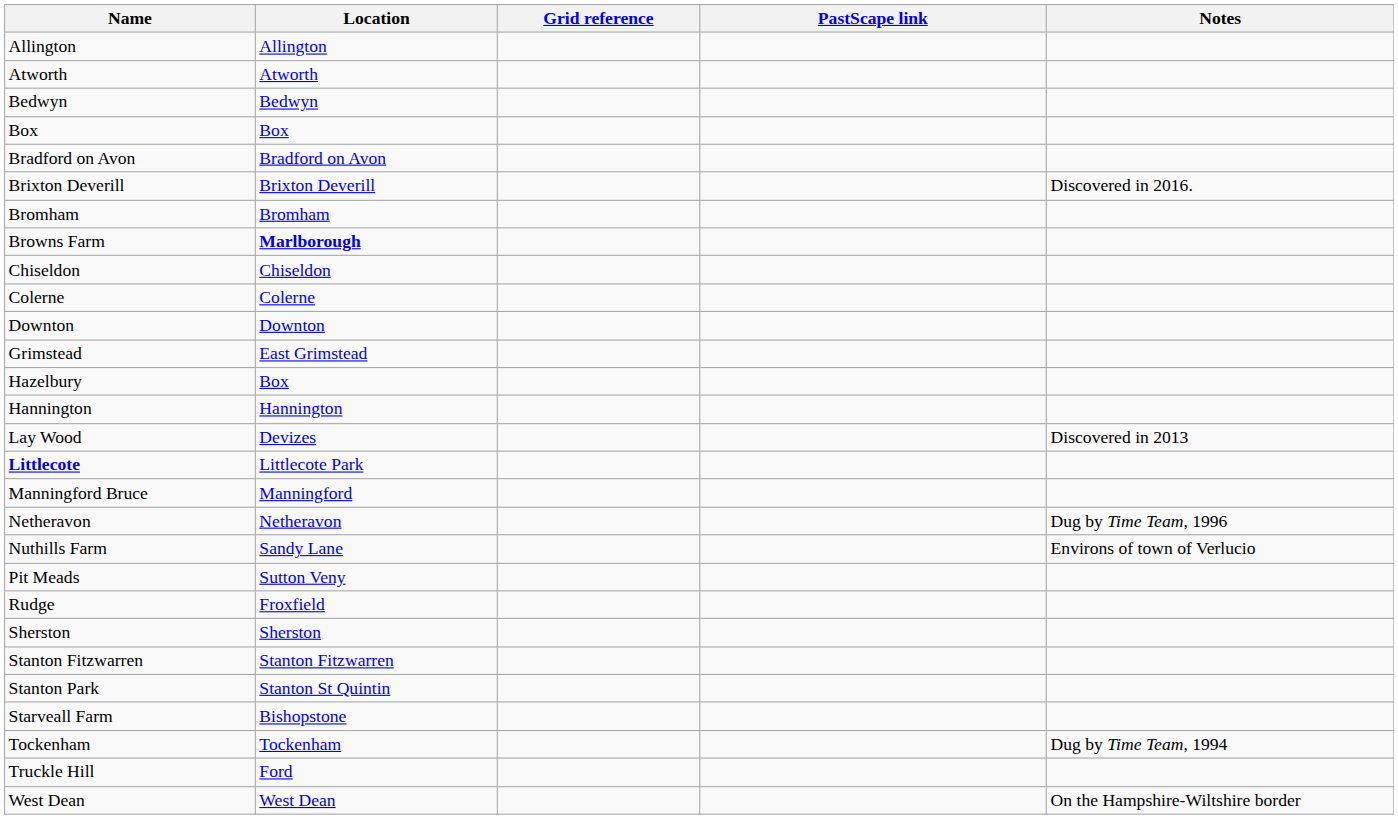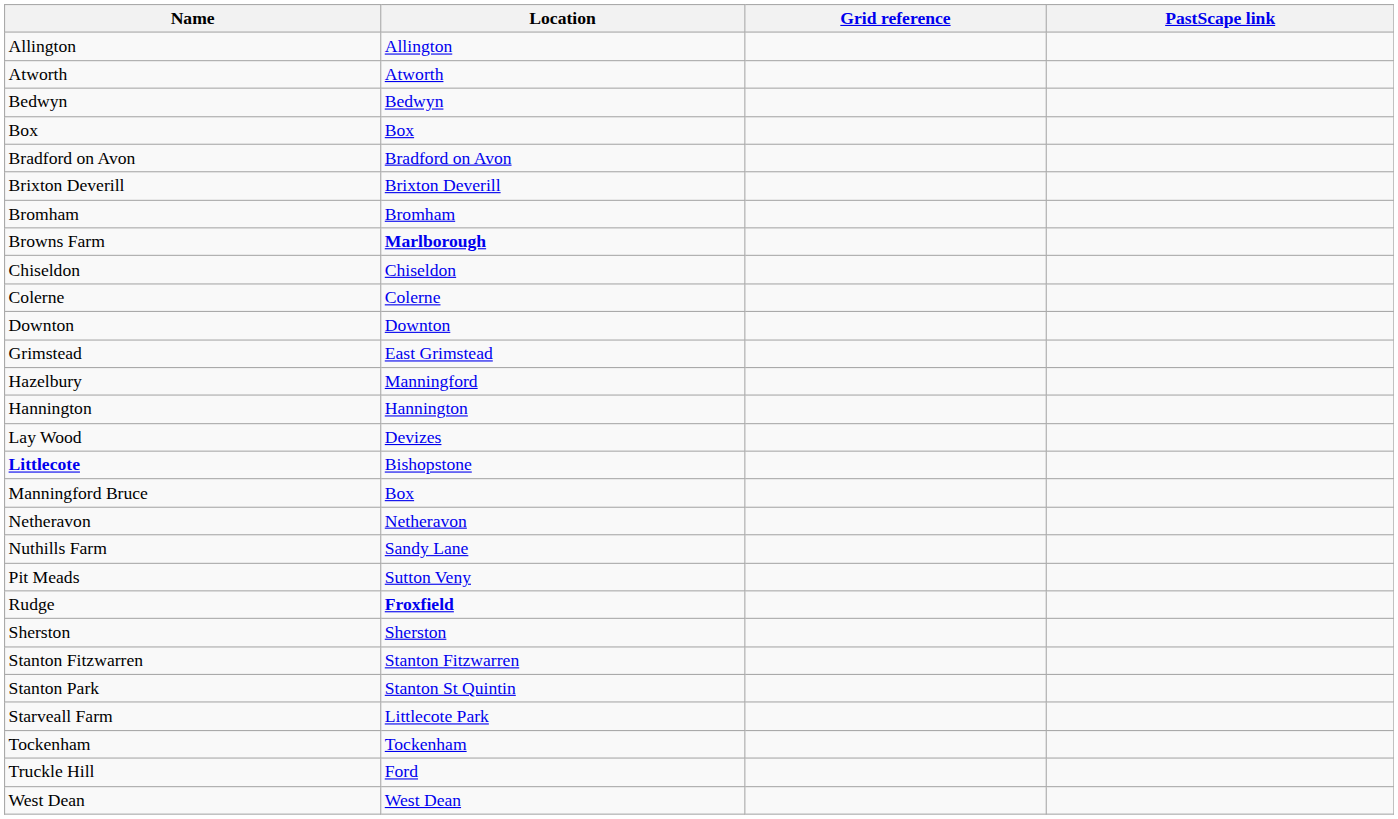- column: (1220, 18)
(274, 381) Box -> (431, 381) Manningford
(311, 465) Littlecote Park -> (428, 465) Bishopstone
(306, 492) Manningford -> (399, 492) Box
(292, 604) normal -> (419, 604) bold
(303, 716) Bishopstone -> (437, 716) Littlecote Park
